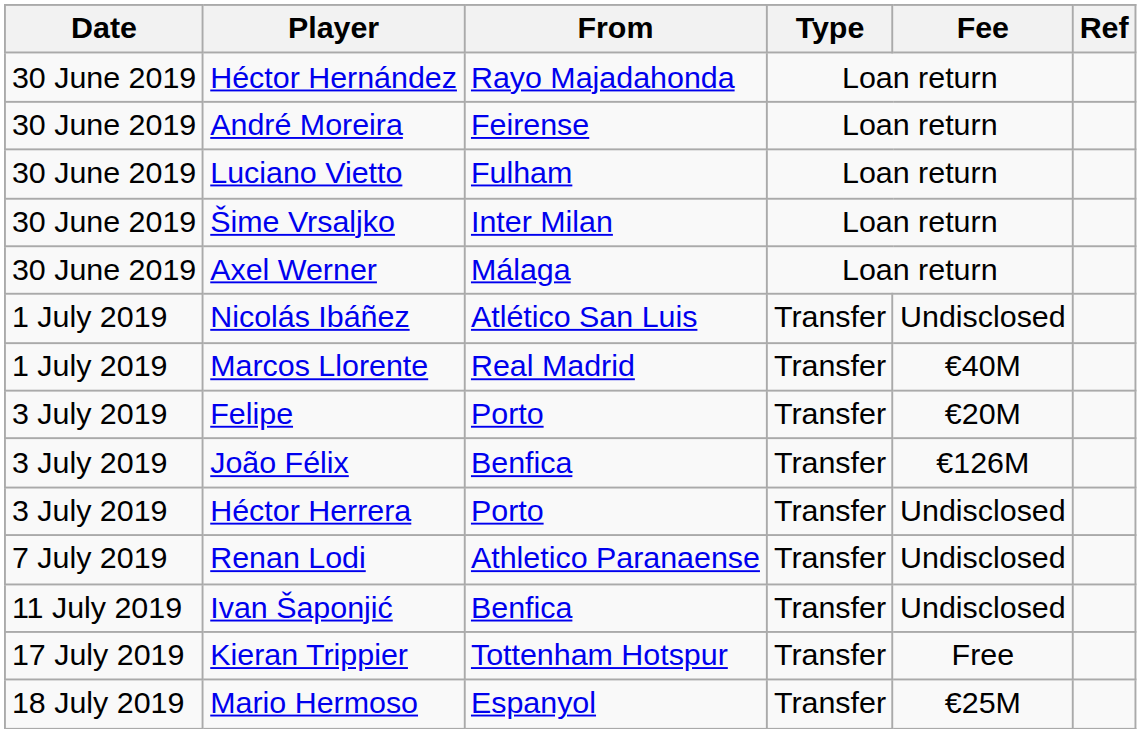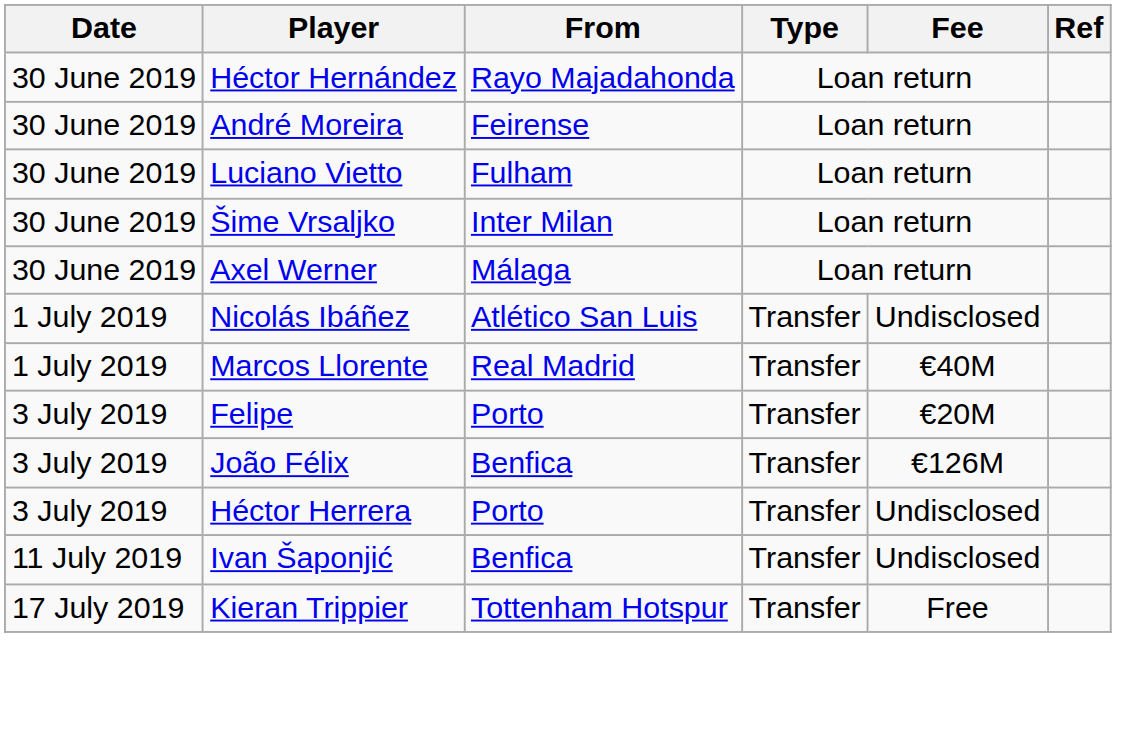- row: (288, 558)
- row: (314, 703)
